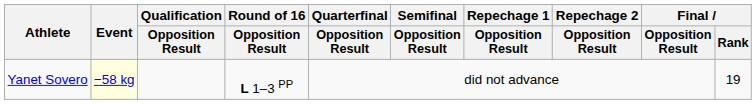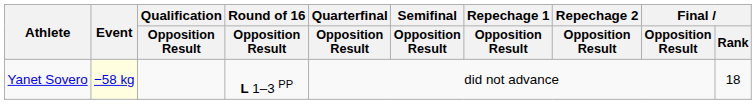(733, 80) 19 -> (733, 80) 18
